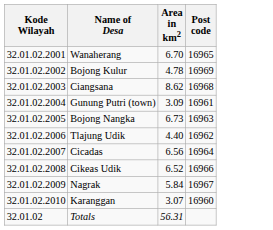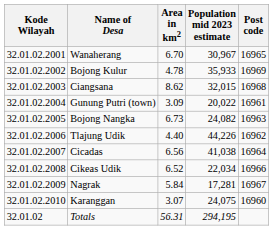+ column: (212, 25)
